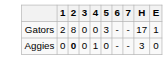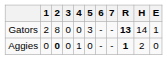+ column: (125, 13)
(142, 29) 17 -> (142, 29) 14
(142, 46) 3 -> (142, 46) 2
